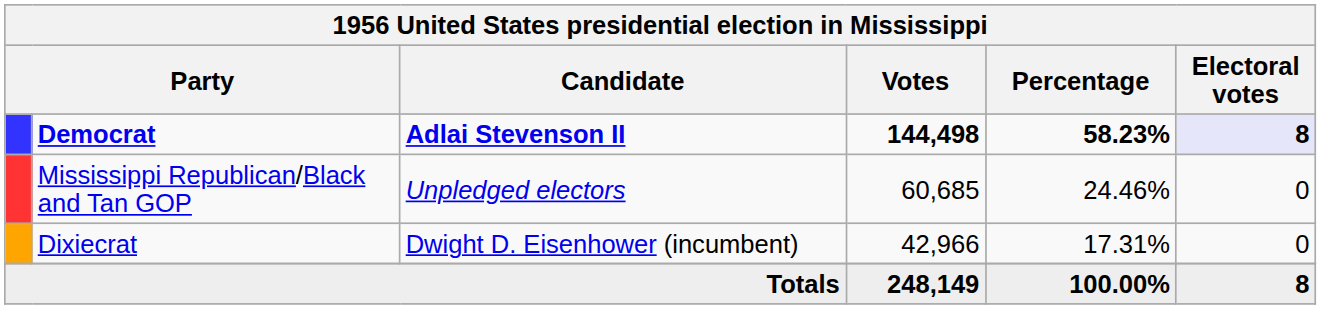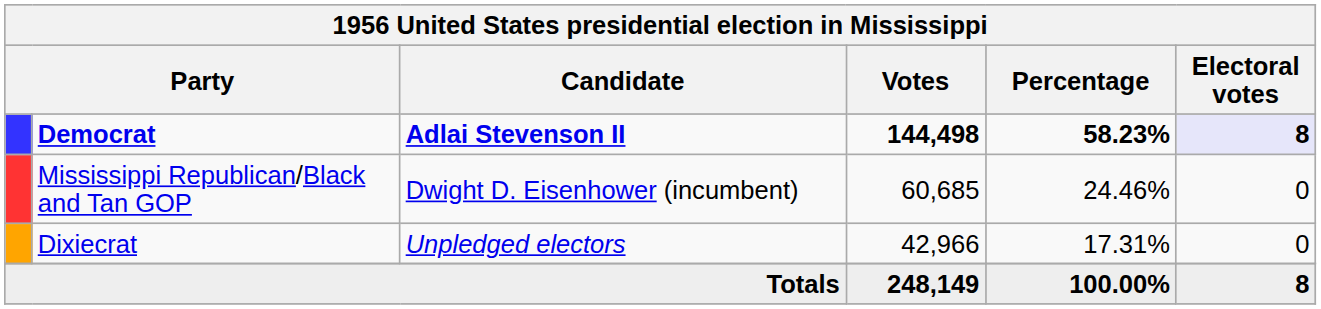(516, 189) Unpledged electors -> (602, 189) Dwight D. Eisenhower (incumbent)
(602, 244) Dwight D. Eisenhower (incumbent) -> (516, 244) Unpledged electors
